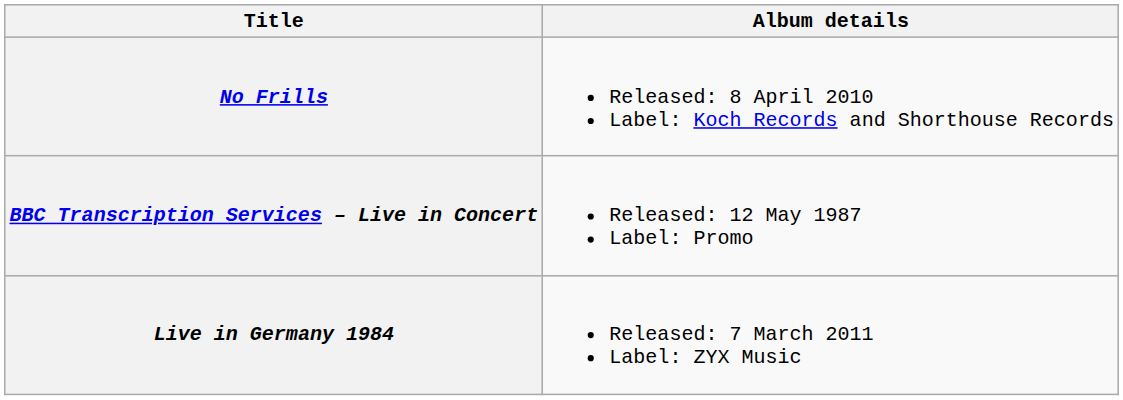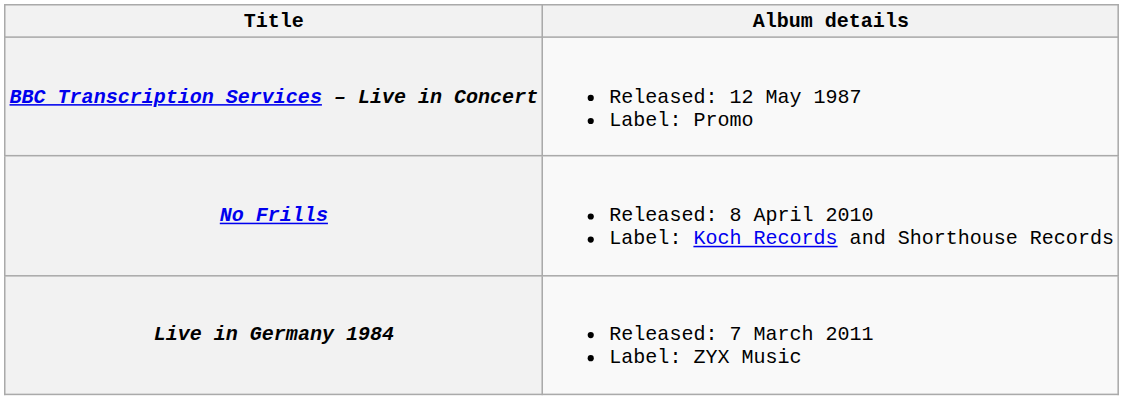rows swapped: (274, 216) <-> (274, 97)
